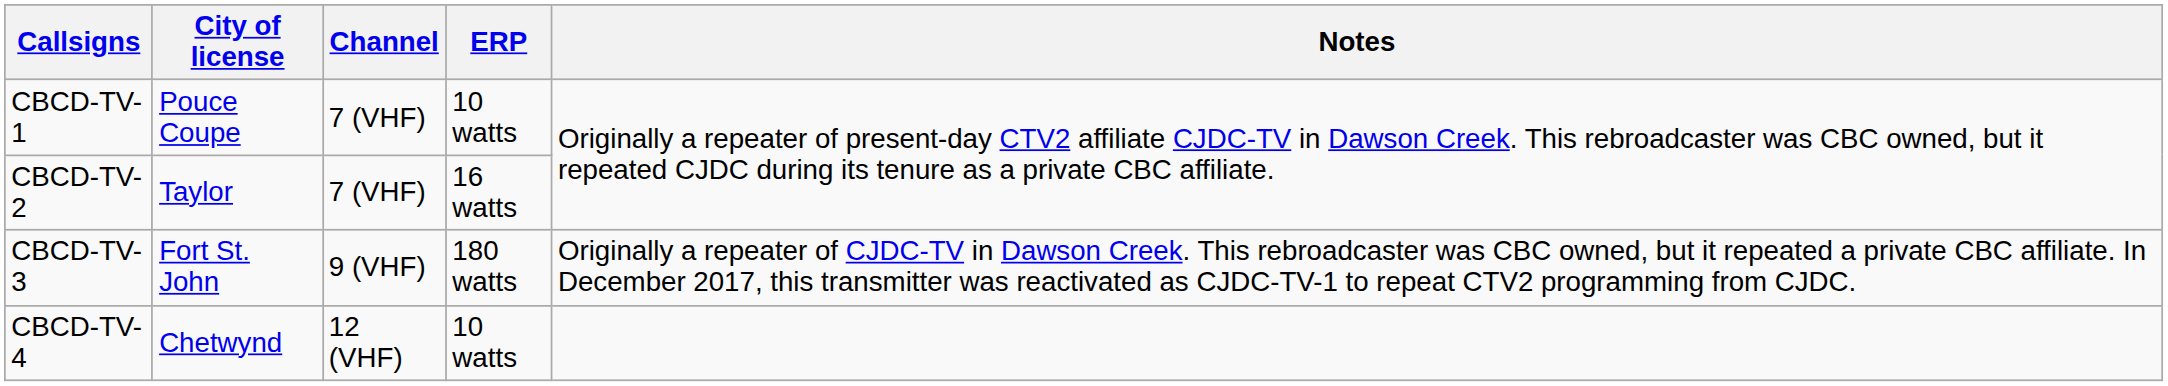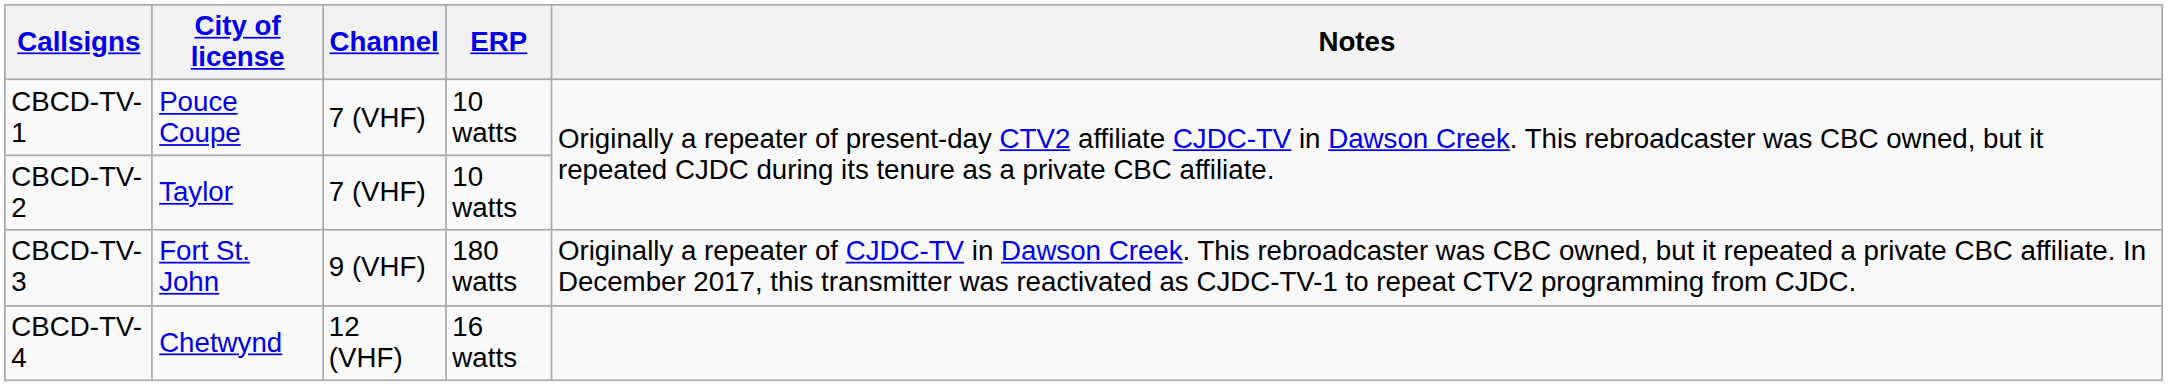(485, 192) 16 watts -> (485, 192) 10 watts
(485, 342) 10 watts -> (485, 342) 16 watts
